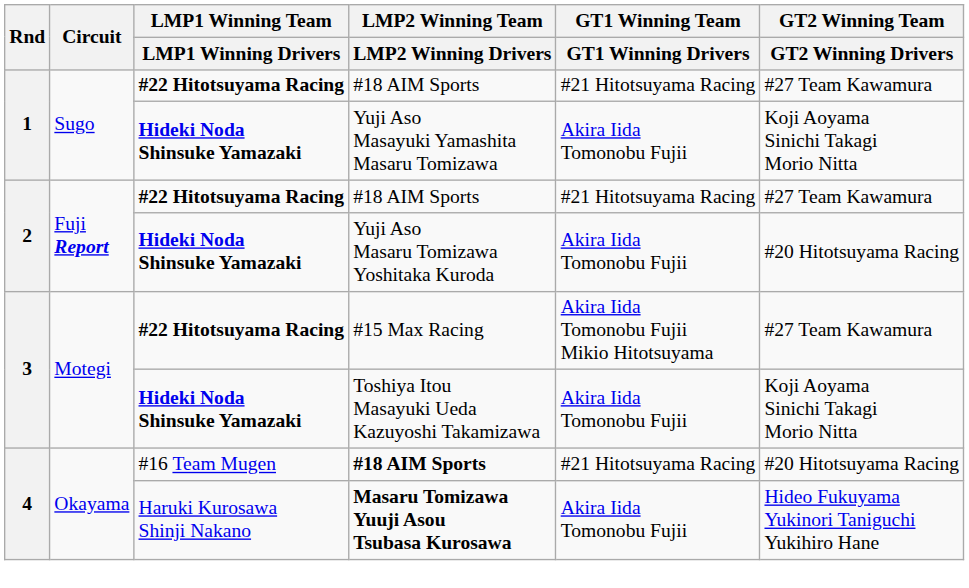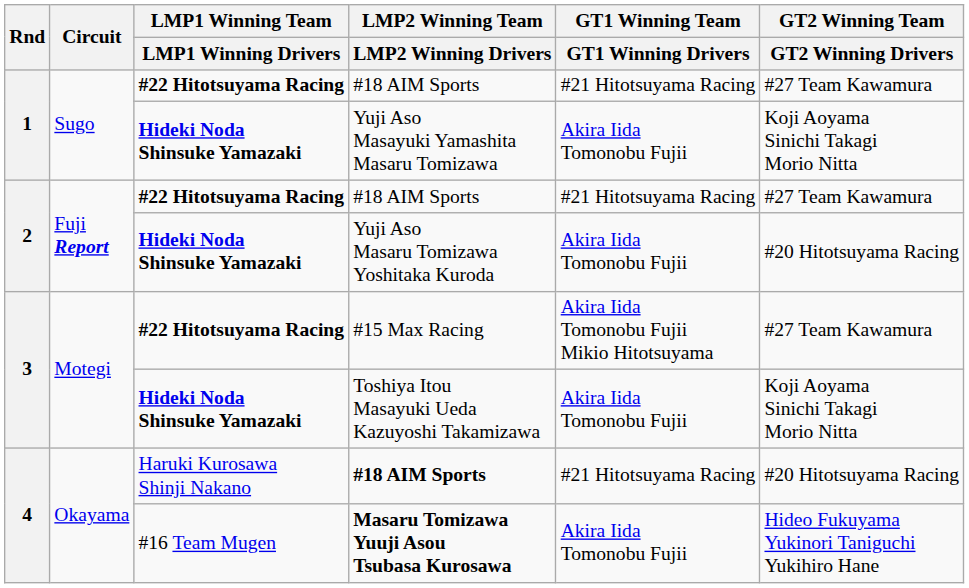(207, 464) #16 Team Mugen -> (208, 475) Haruki Kurosawa Shinji Nakano
(208, 519) Haruki Kurosawa Shinji Nakano -> (207, 542) #16 Team Mugen
